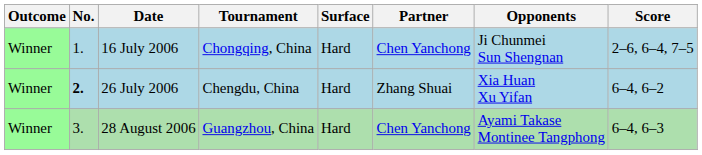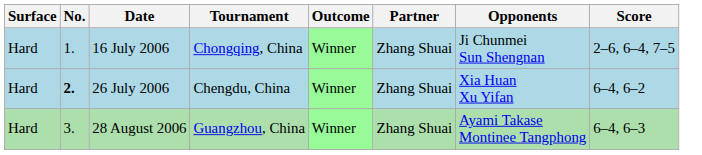columns swapped: (37, 16) <-> (345, 16)
(424, 48) Chen Yanchong -> (414, 48) Zhang Shuai
(424, 128) Chen Yanchong -> (414, 128) Zhang Shuai
